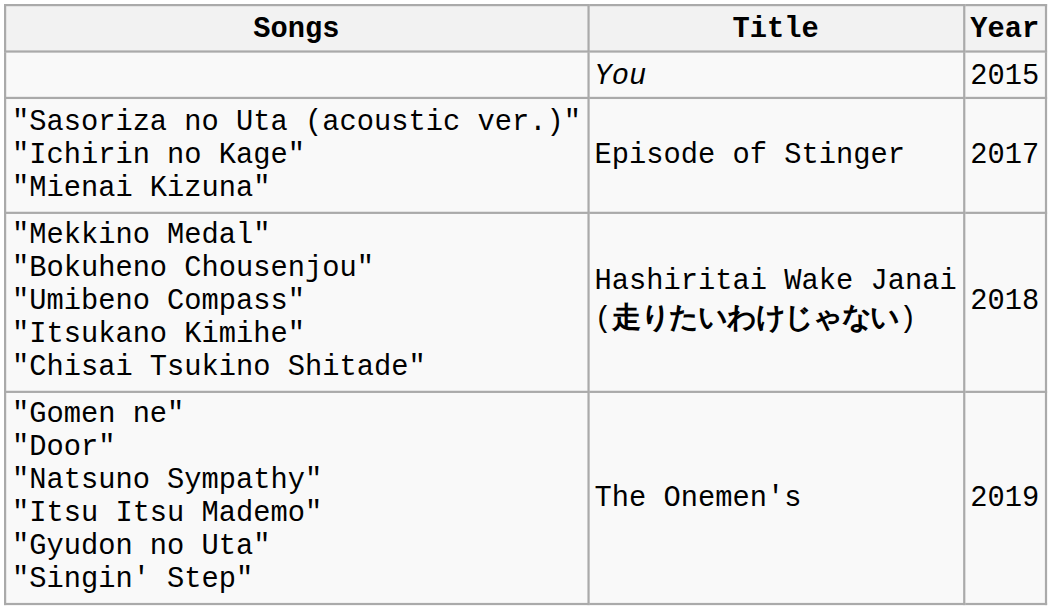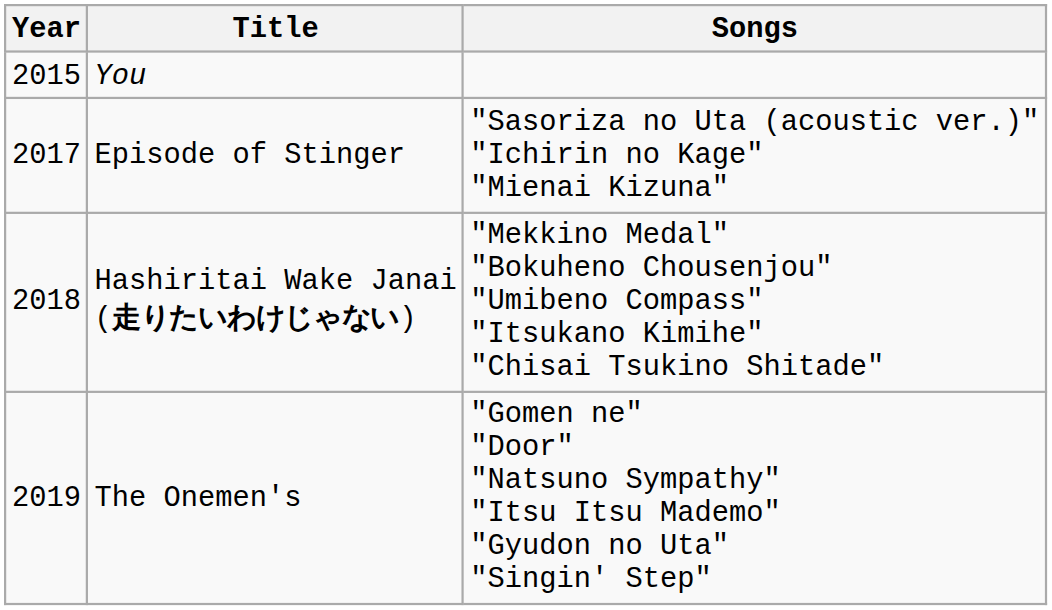columns swapped: (1005, 29) <-> (296, 29)
